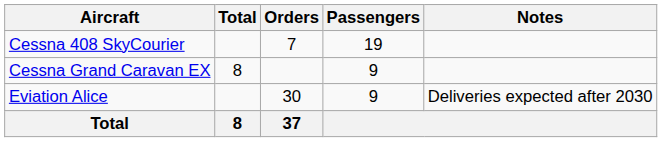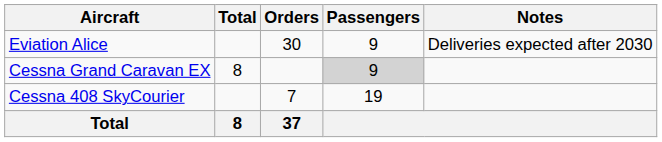rows swapped: (97, 44) <-> (58, 96)
(373, 70) no background -> (373, 70) lightgrey background
